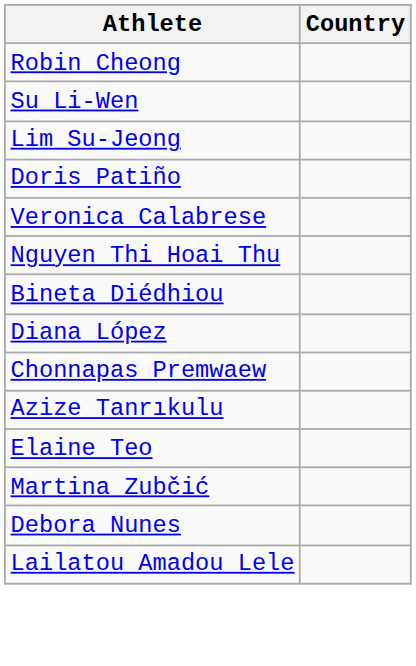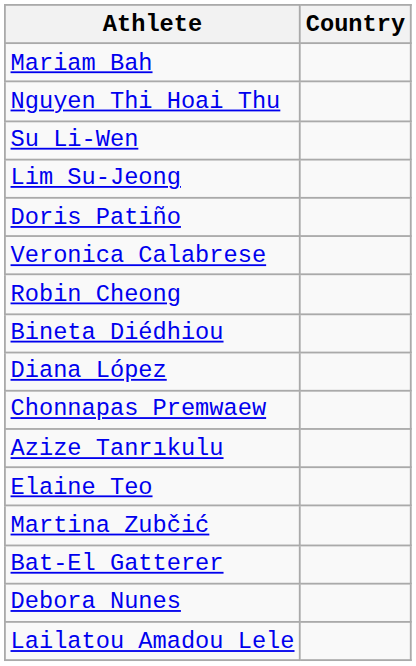+ row: (82, 63)
rows swapped: (96, 63) <-> (145, 256)
+ row: (117, 564)
